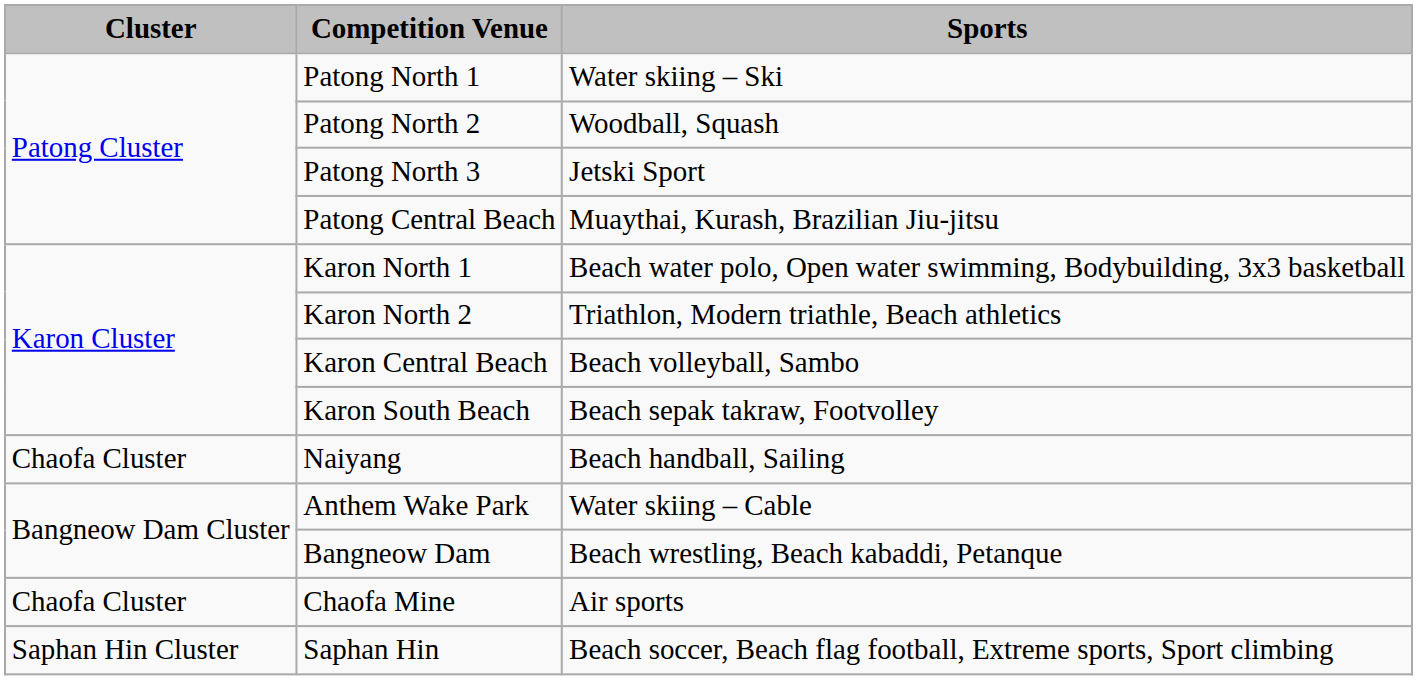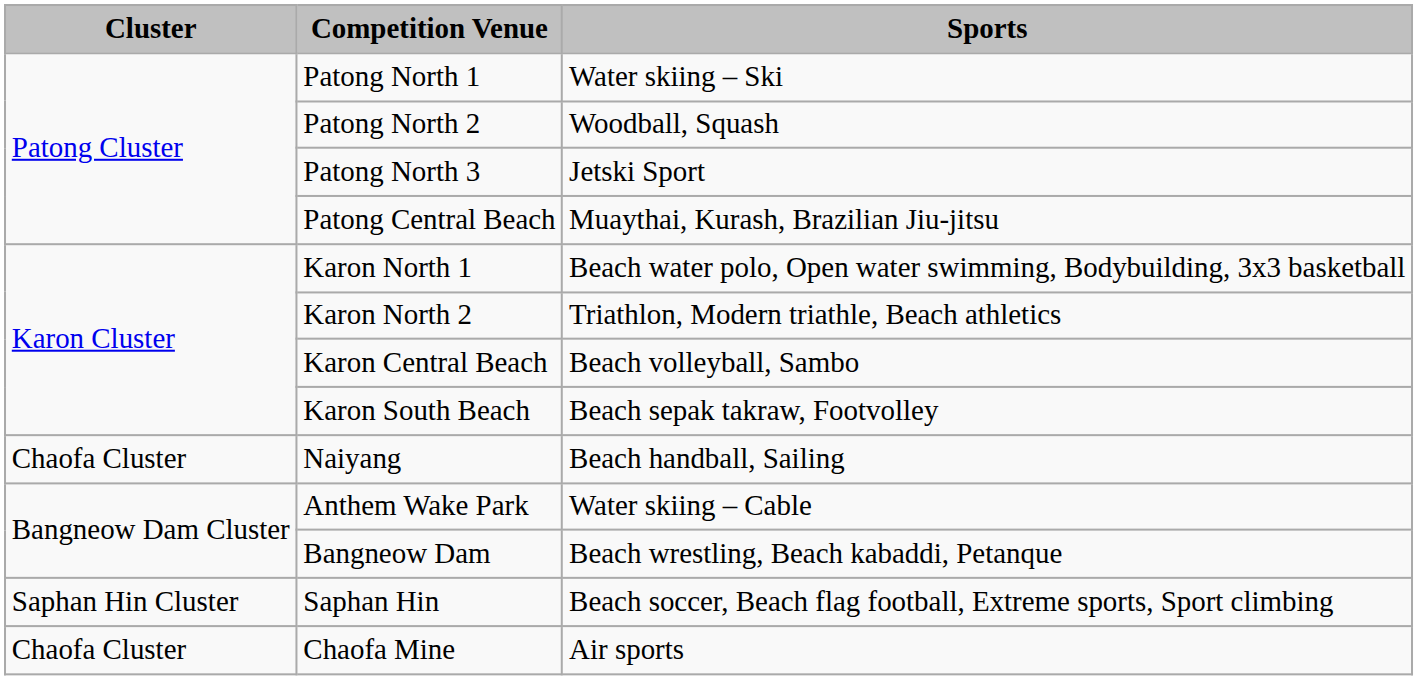rows swapped: (379, 601) <-> (371, 649)
